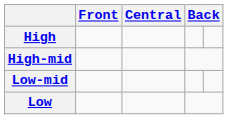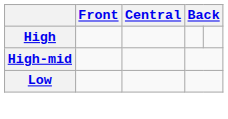- row: (40, 81)
